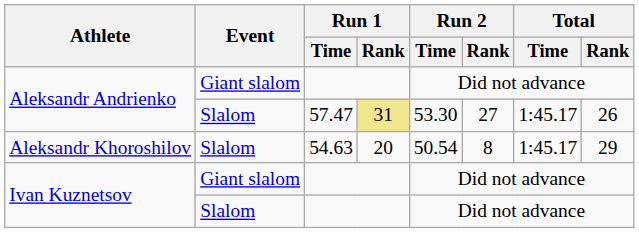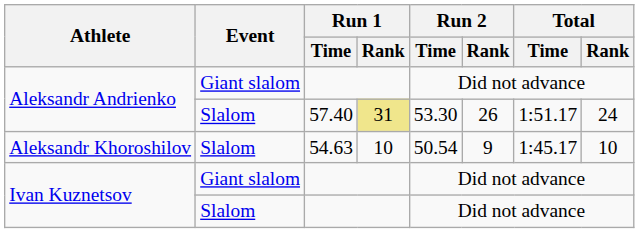(331, 115) 57.47 -> (331, 115) 57.40
(488, 115) 27 -> (488, 115) 26
(548, 115) 1:45.17 -> (548, 115) 1:51.17
(608, 115) 26 -> (608, 115) 24
(383, 147) 20 -> (383, 147) 10
(488, 147) 8 -> (488, 147) 9
(608, 147) 29 -> (608, 147) 10
